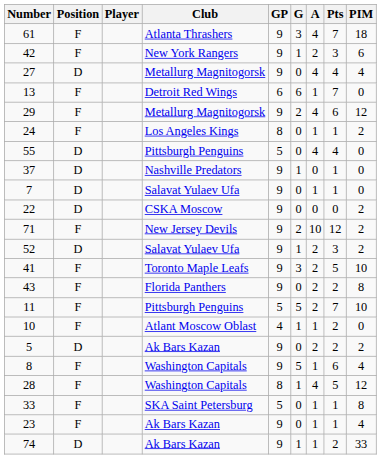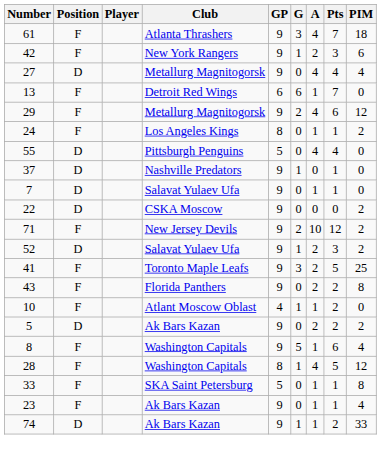(361, 268) 10 -> (361, 268) 25
- row: (29, 307)
